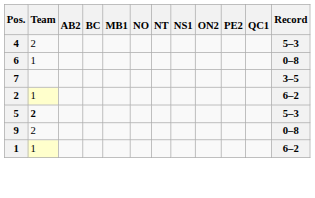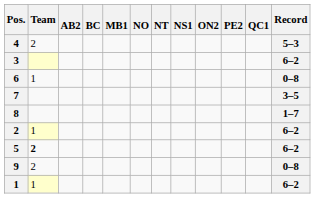+ row: (16, 61)
+ row: (16, 114)
(291, 114) 5–3 -> (291, 149) 6–2
